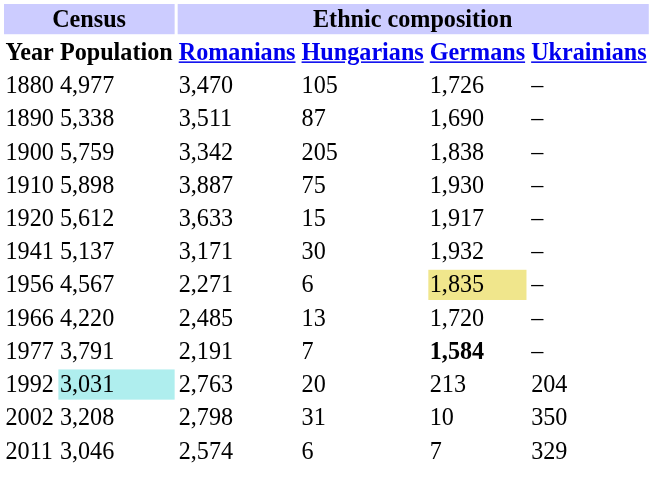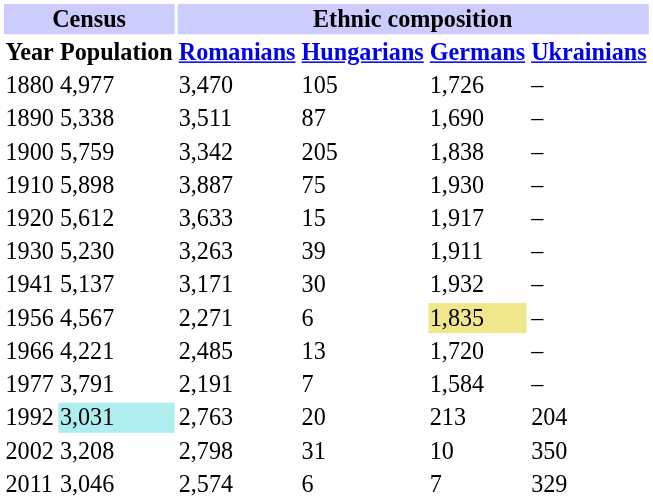+ row: (30, 251)
(87, 317) 4,220 -> (87, 351) 4,221
(457, 351) bold -> (457, 384) normal
